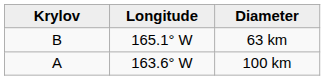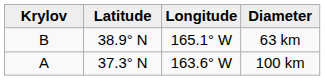+ column: (123, 16)
